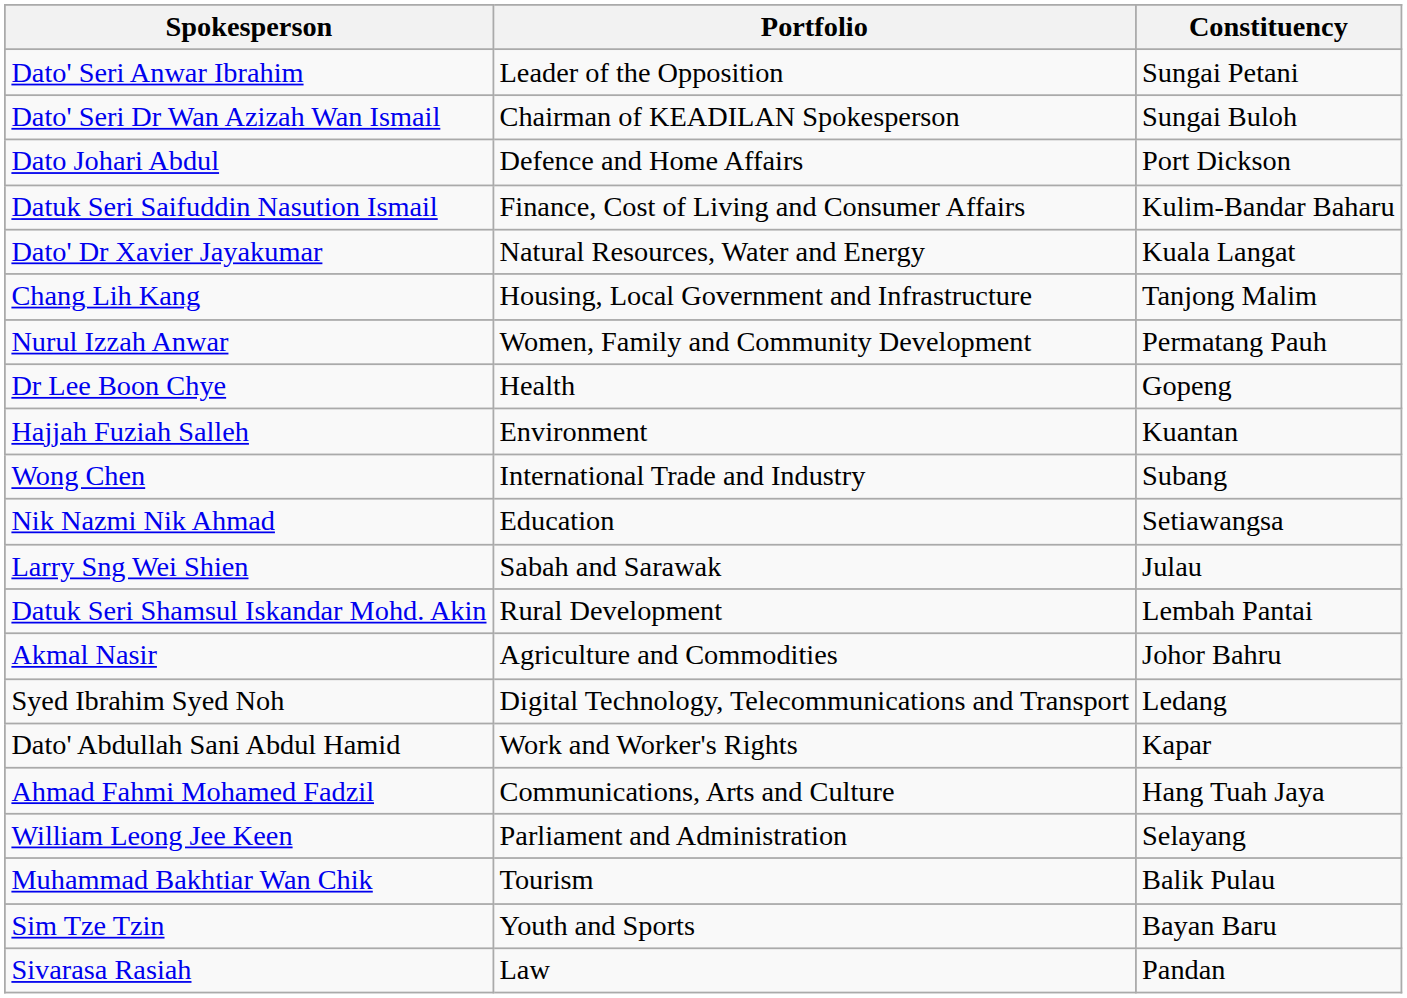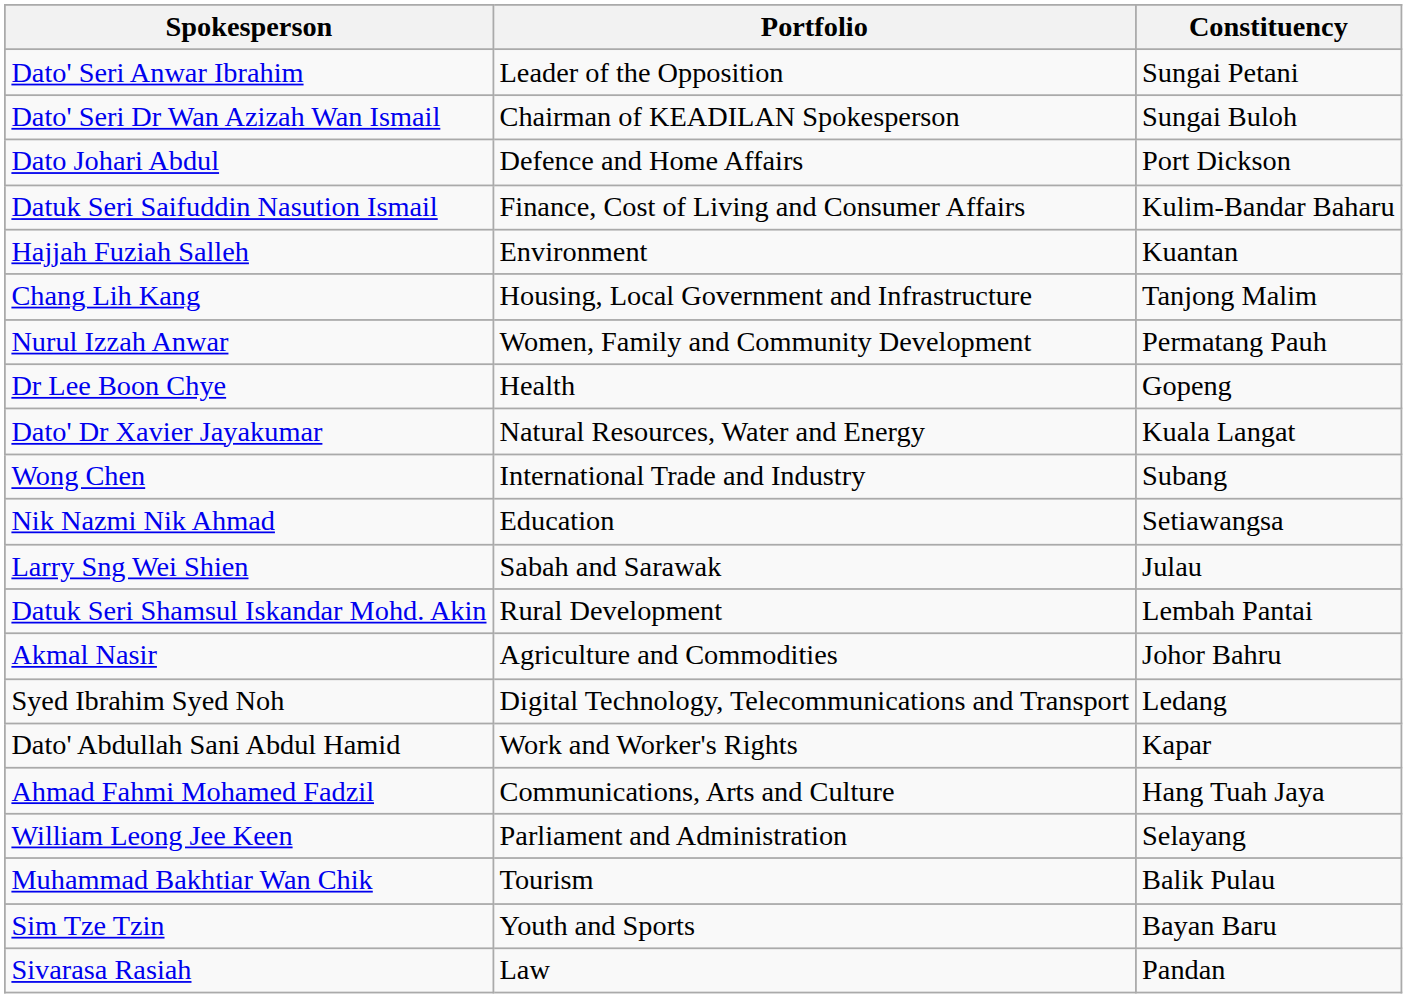rows swapped: (167, 251) <-> (130, 431)
